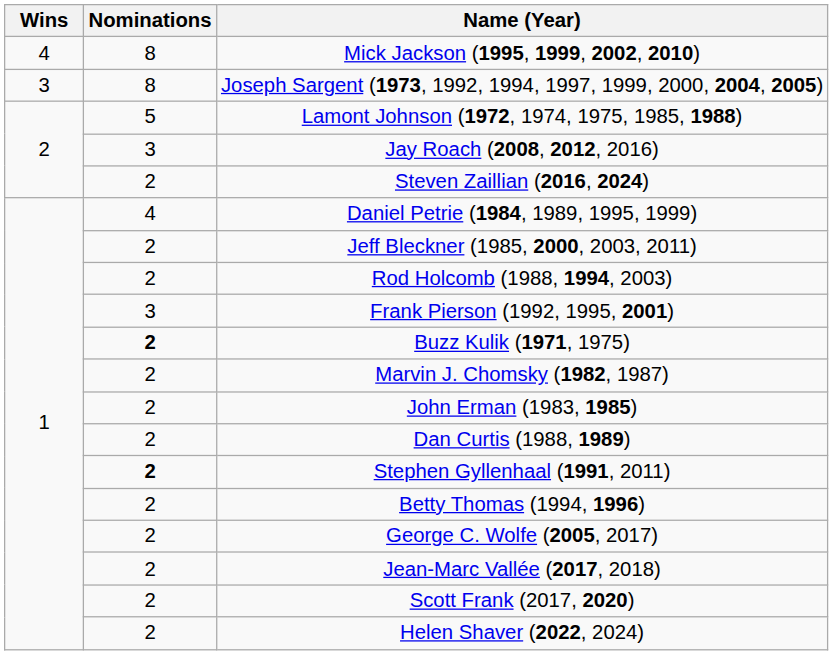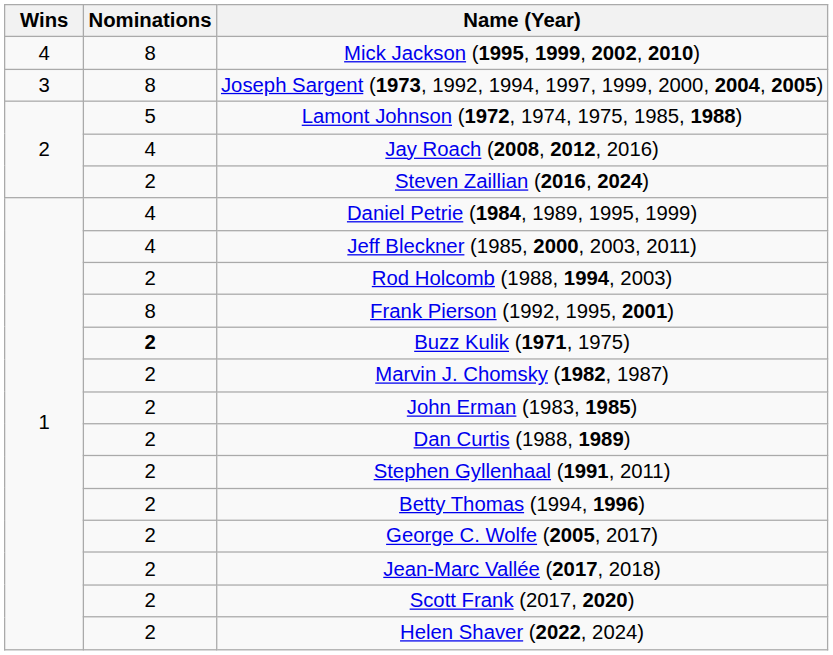(150, 149) 3 -> (150, 149) 4
(150, 246) 2 -> (150, 246) 4
(150, 310) 3 -> (150, 310) 8
(150, 471) bold -> (150, 471) normal
